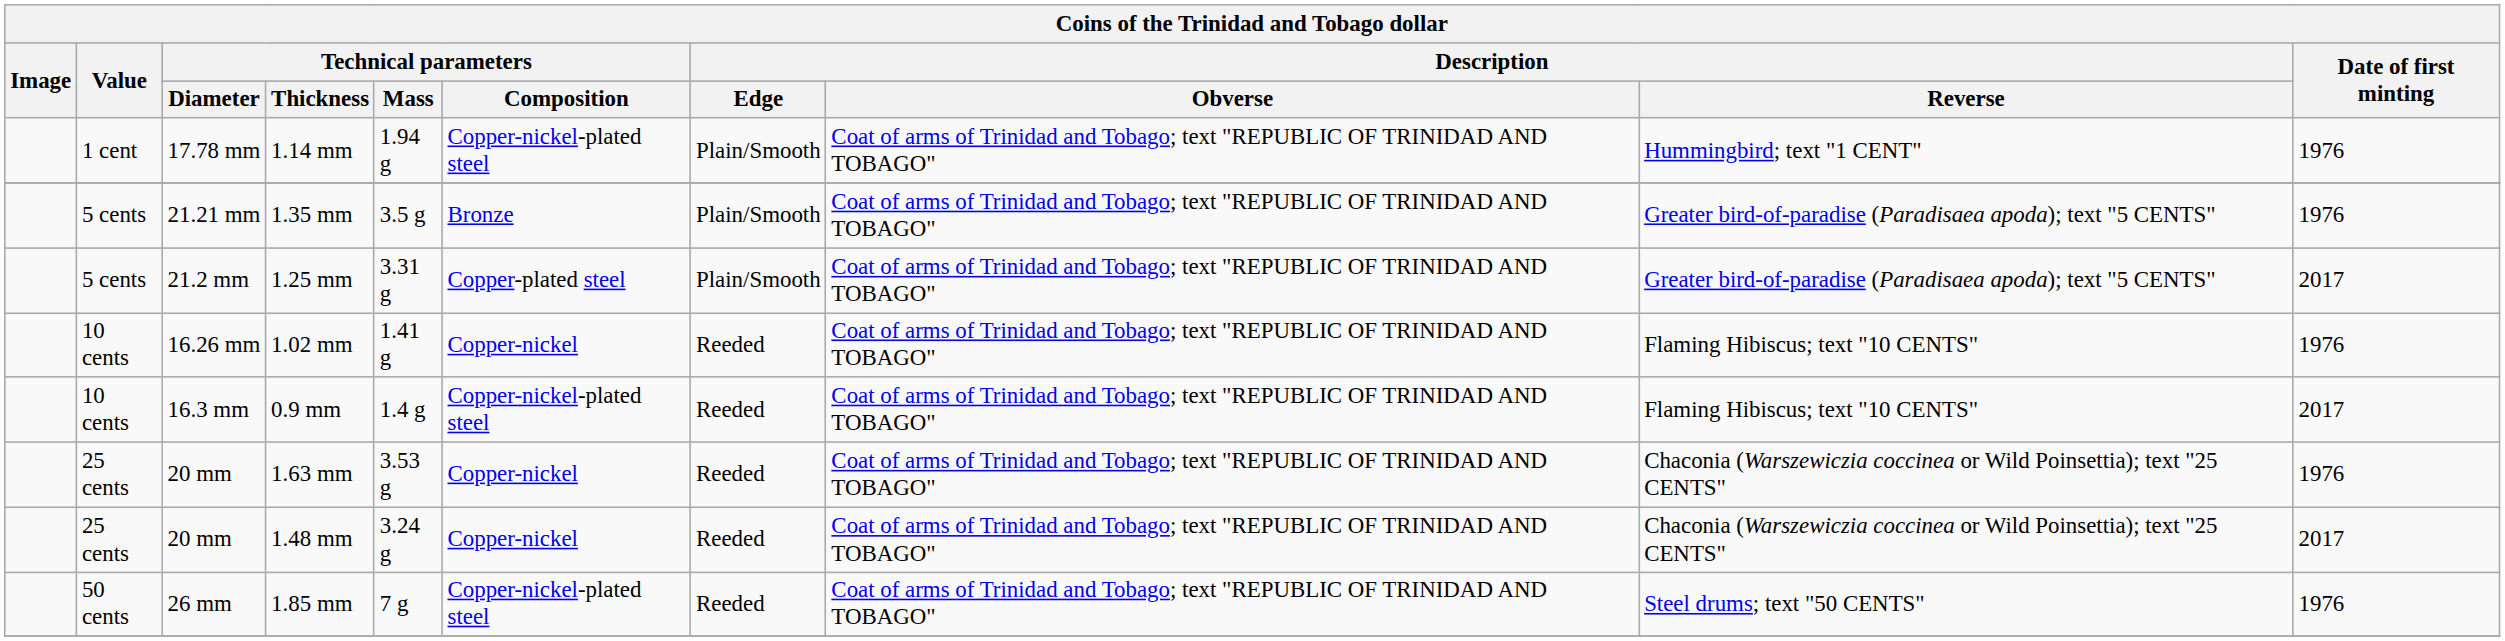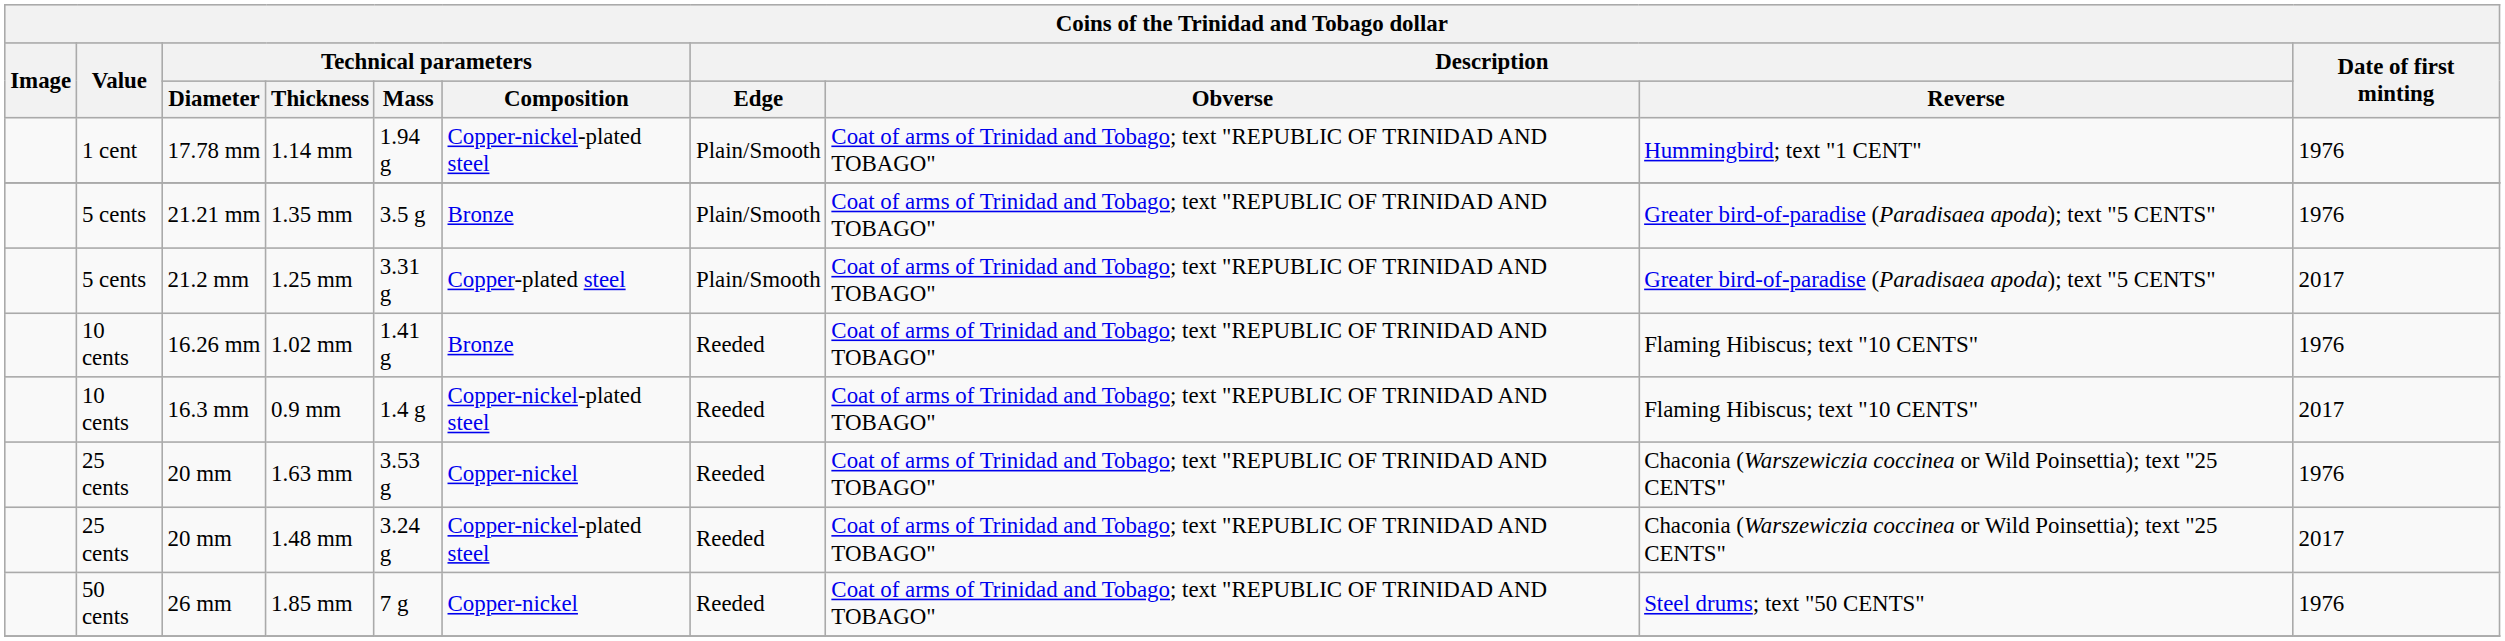(513, 344) Copper-nickel -> (481, 344) Bronze
(513, 539) Copper-nickel -> (545, 539) Copper-nickel-plated steel
(545, 604) Copper-nickel-plated steel -> (513, 604) Copper-nickel
